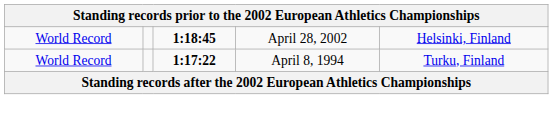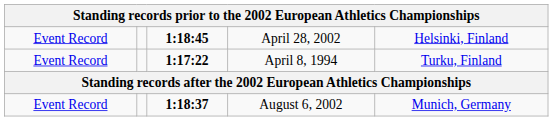(74, 37) World Record -> (70, 37) Event Record
(74, 59) World Record -> (70, 59) Event Record
+ row: (301, 104)
